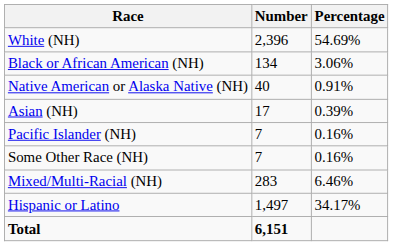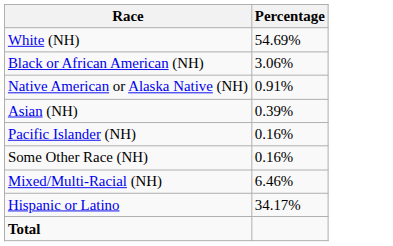- column: (281, 16)
